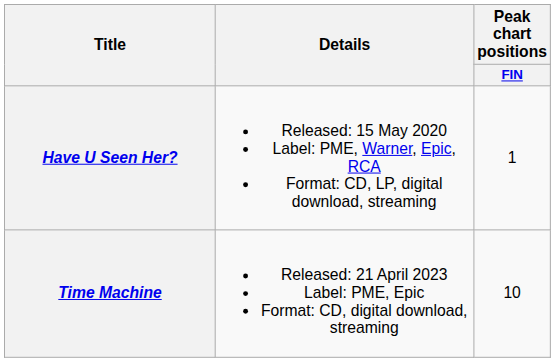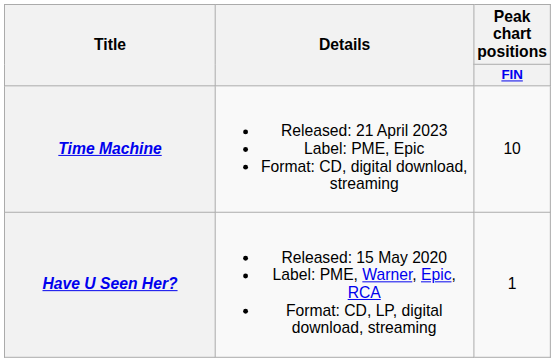rows swapped: (110, 157) <-> (110, 293)
